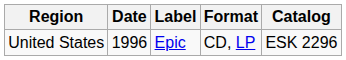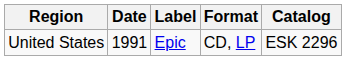(129, 42) 1996 -> (129, 42) 1991
